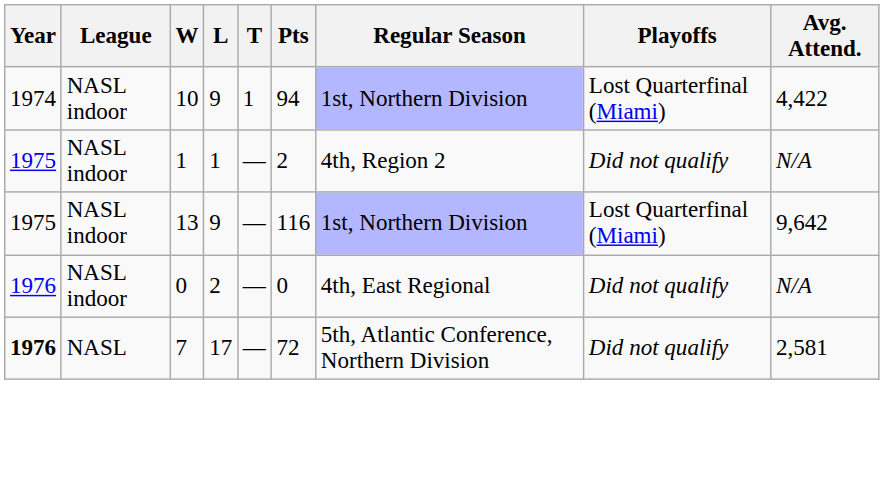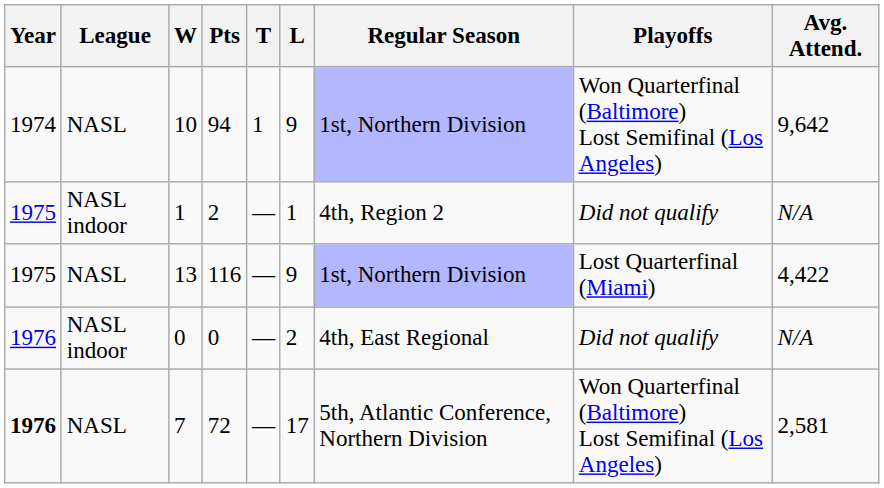columns swapped: (221, 35) <-> (293, 35)
(97, 98) NASL indoor -> (97, 124) NASL
(668, 98) Lost Quarterfinal (Miami) -> (671, 124) Won Quarterfinal (Baltimore) Lost Semifinal (Los Angeles)
(802, 98) 4,422 -> (803, 124) 9,642
(97, 223) NASL indoor -> (97, 274) NASL
(802, 223) 9,642 -> (803, 274) 4,422
(659, 348) Did not qualify -> (671, 425) Won Quarterfinal (Baltimore) Lost Semifinal (Los Angeles)
